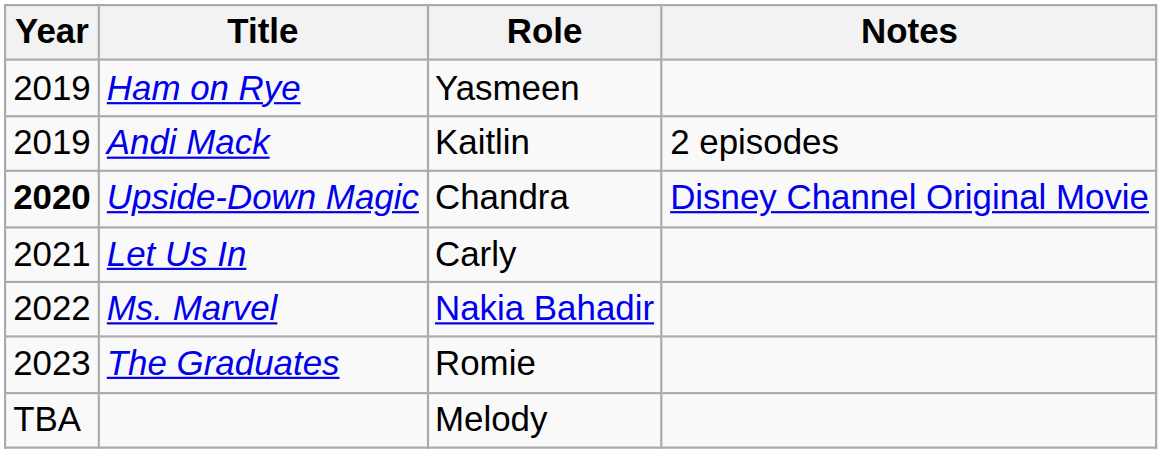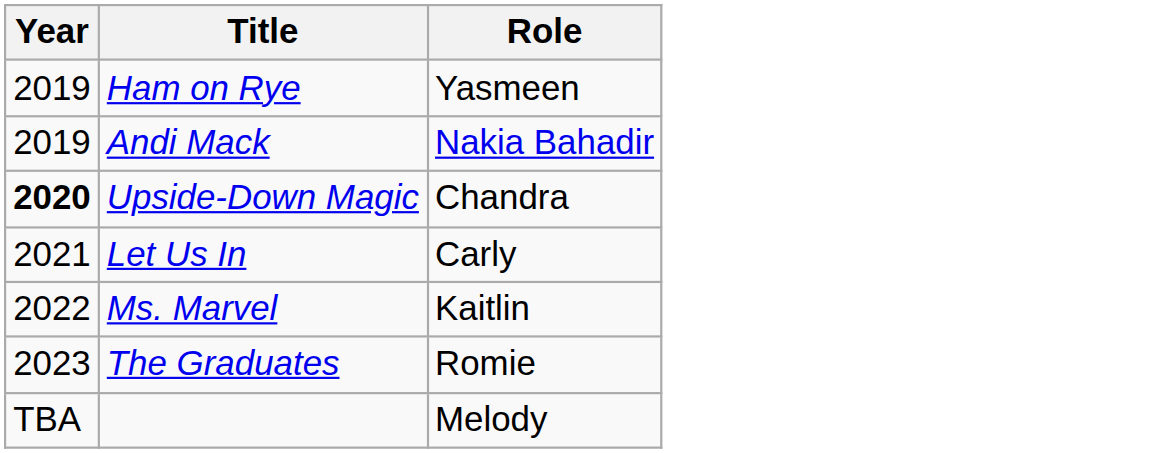- column: (910, 32)
(482, 142) Kaitlin -> (545, 142) Nakia Bahadir
(545, 308) Nakia Bahadir -> (482, 308) Kaitlin
